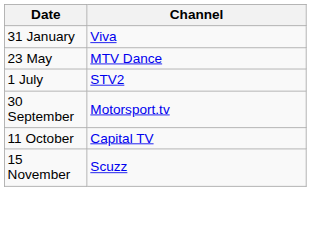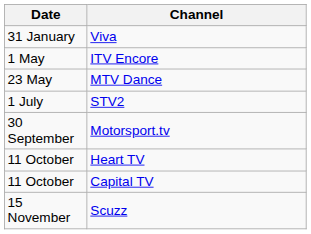+ row: (124, 58)
+ row: (117, 159)
